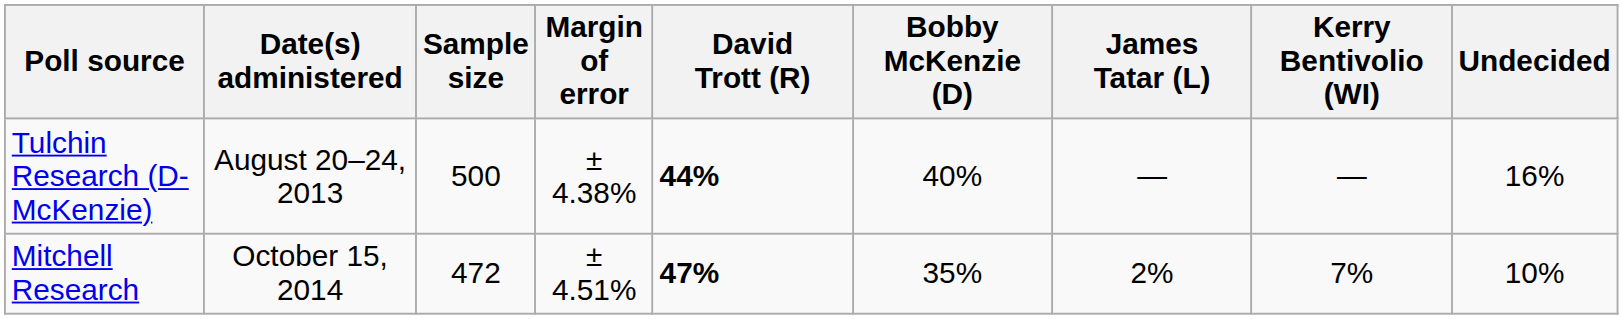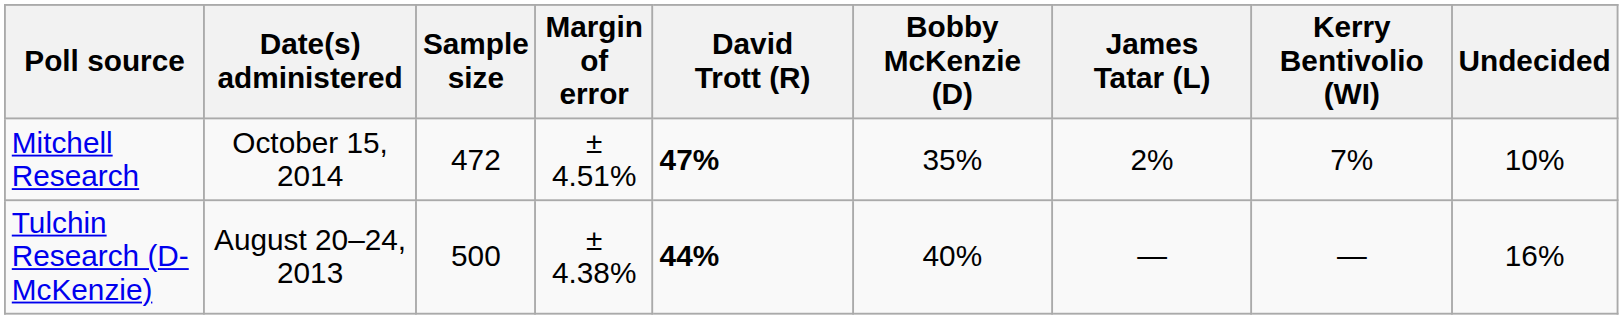rows swapped: (75, 273) <-> (100, 175)
